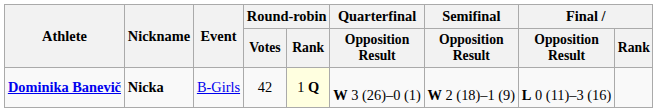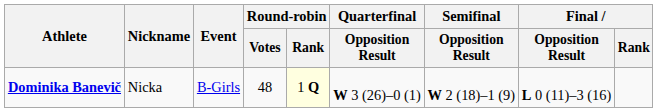(146, 87) bold -> (145, 87) normal
(265, 87) 42 -> (265, 87) 48
